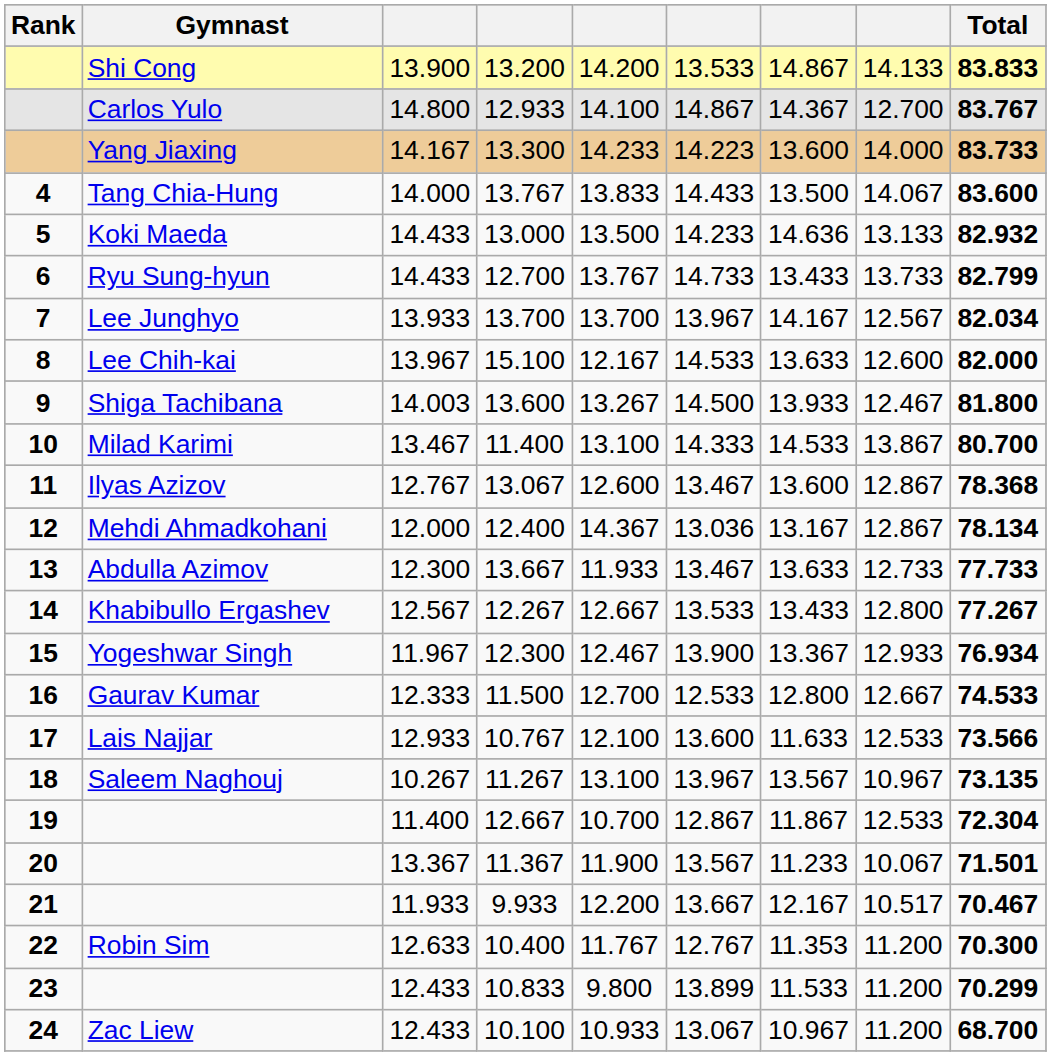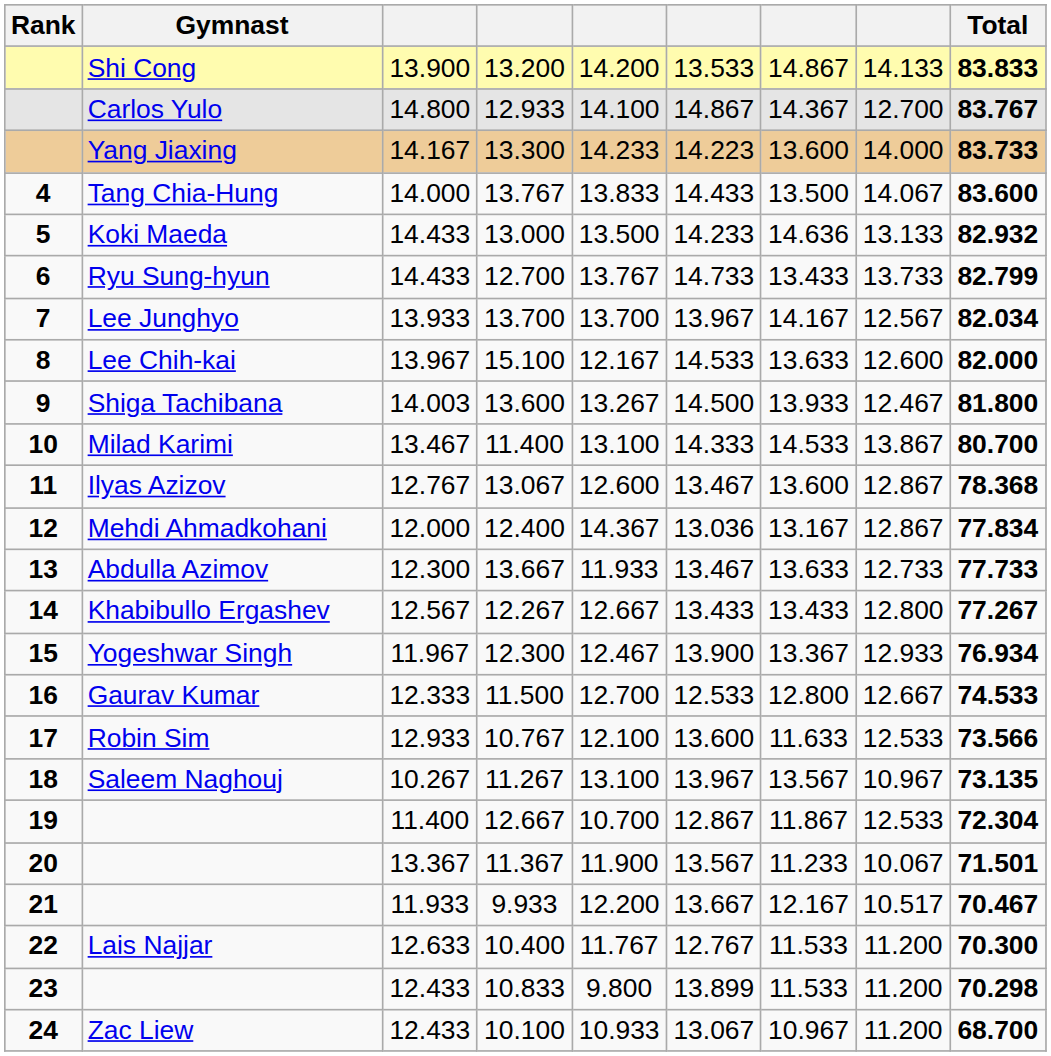(998, 527) 78.134 -> (998, 527) 77.834
(714, 611) 13.533 -> (714, 611) 13.433
(150, 737) Lais Najjar -> (149, 737) Robin Sim
(149, 946) Robin Sim -> (150, 946) Lais Najjar
(808, 946) 11.353 -> (808, 946) 11.533
(998, 988) 70.299 -> (998, 988) 70.298
